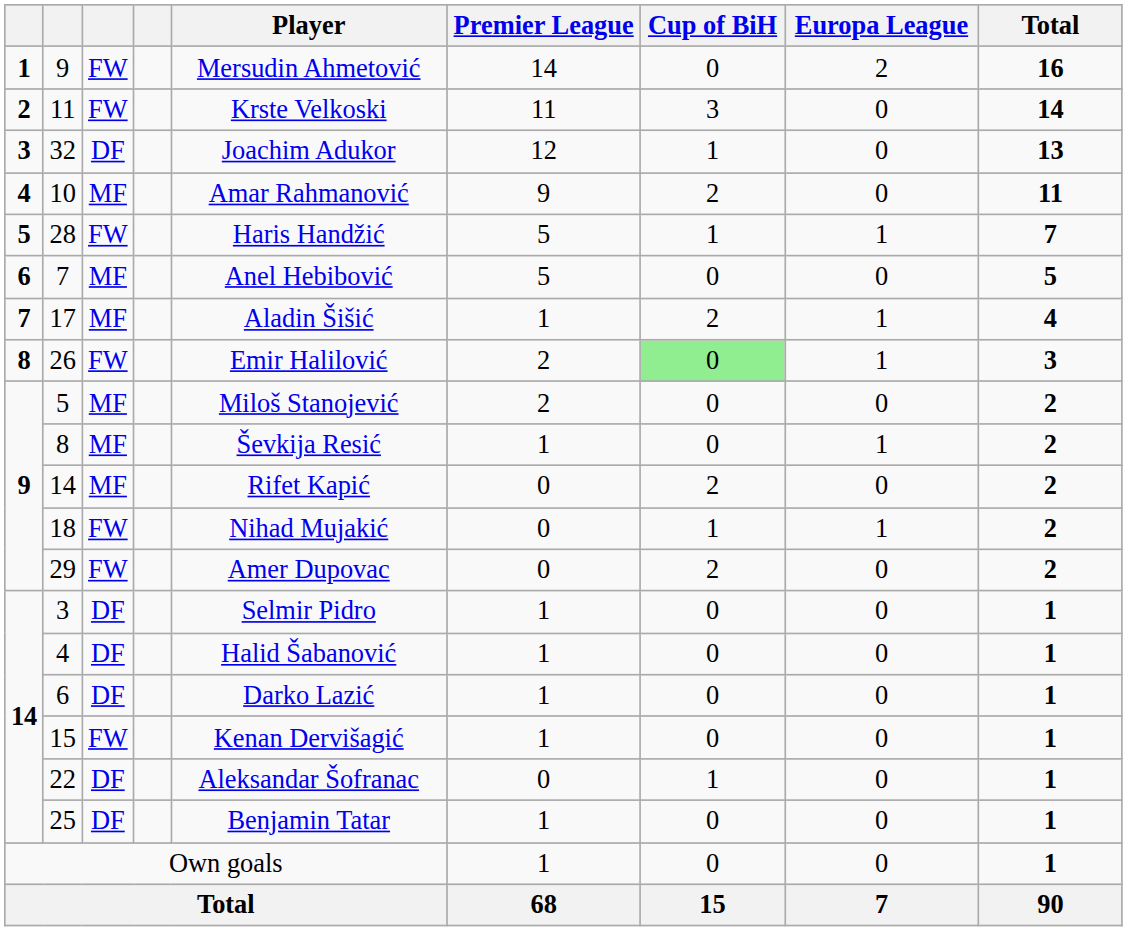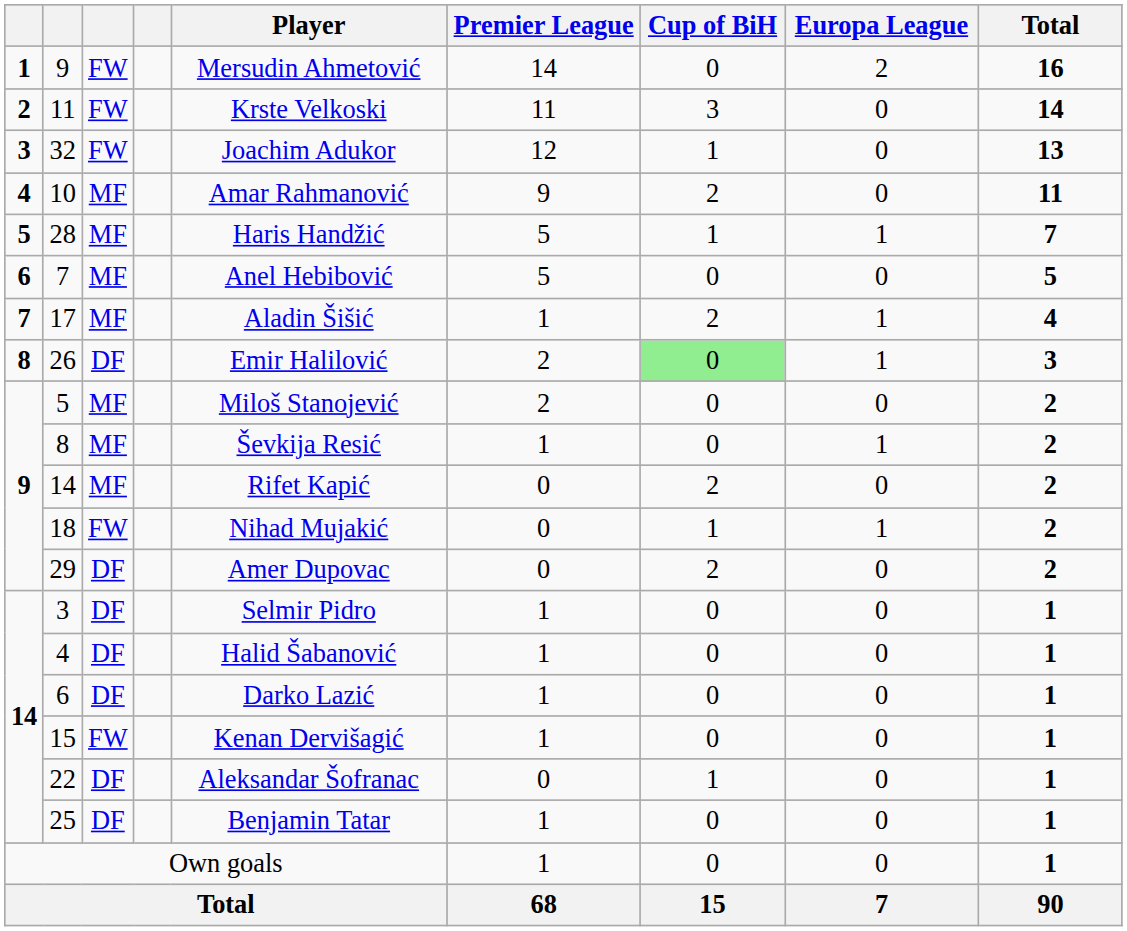(108, 151) DF -> (108, 151) FW
(108, 234) FW -> (108, 234) MF
(108, 360) FW -> (108, 360) DF
(108, 569) FW -> (108, 569) DF
